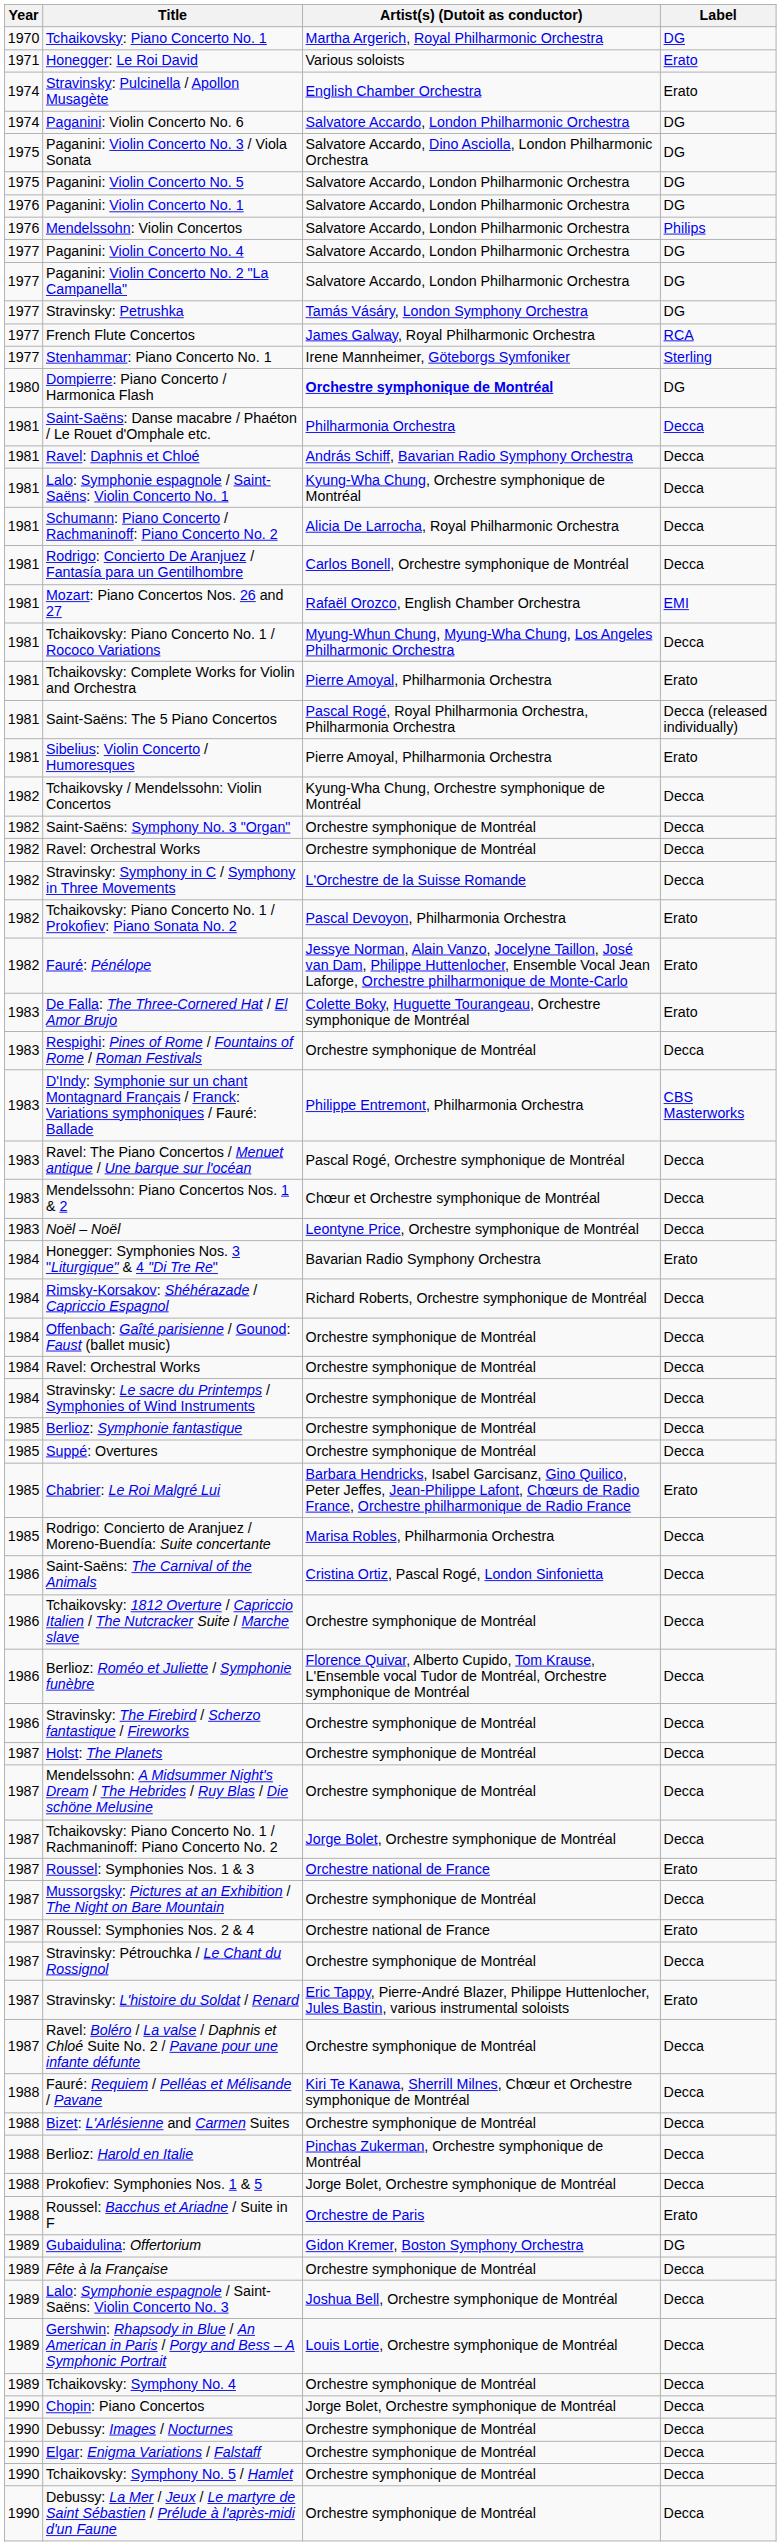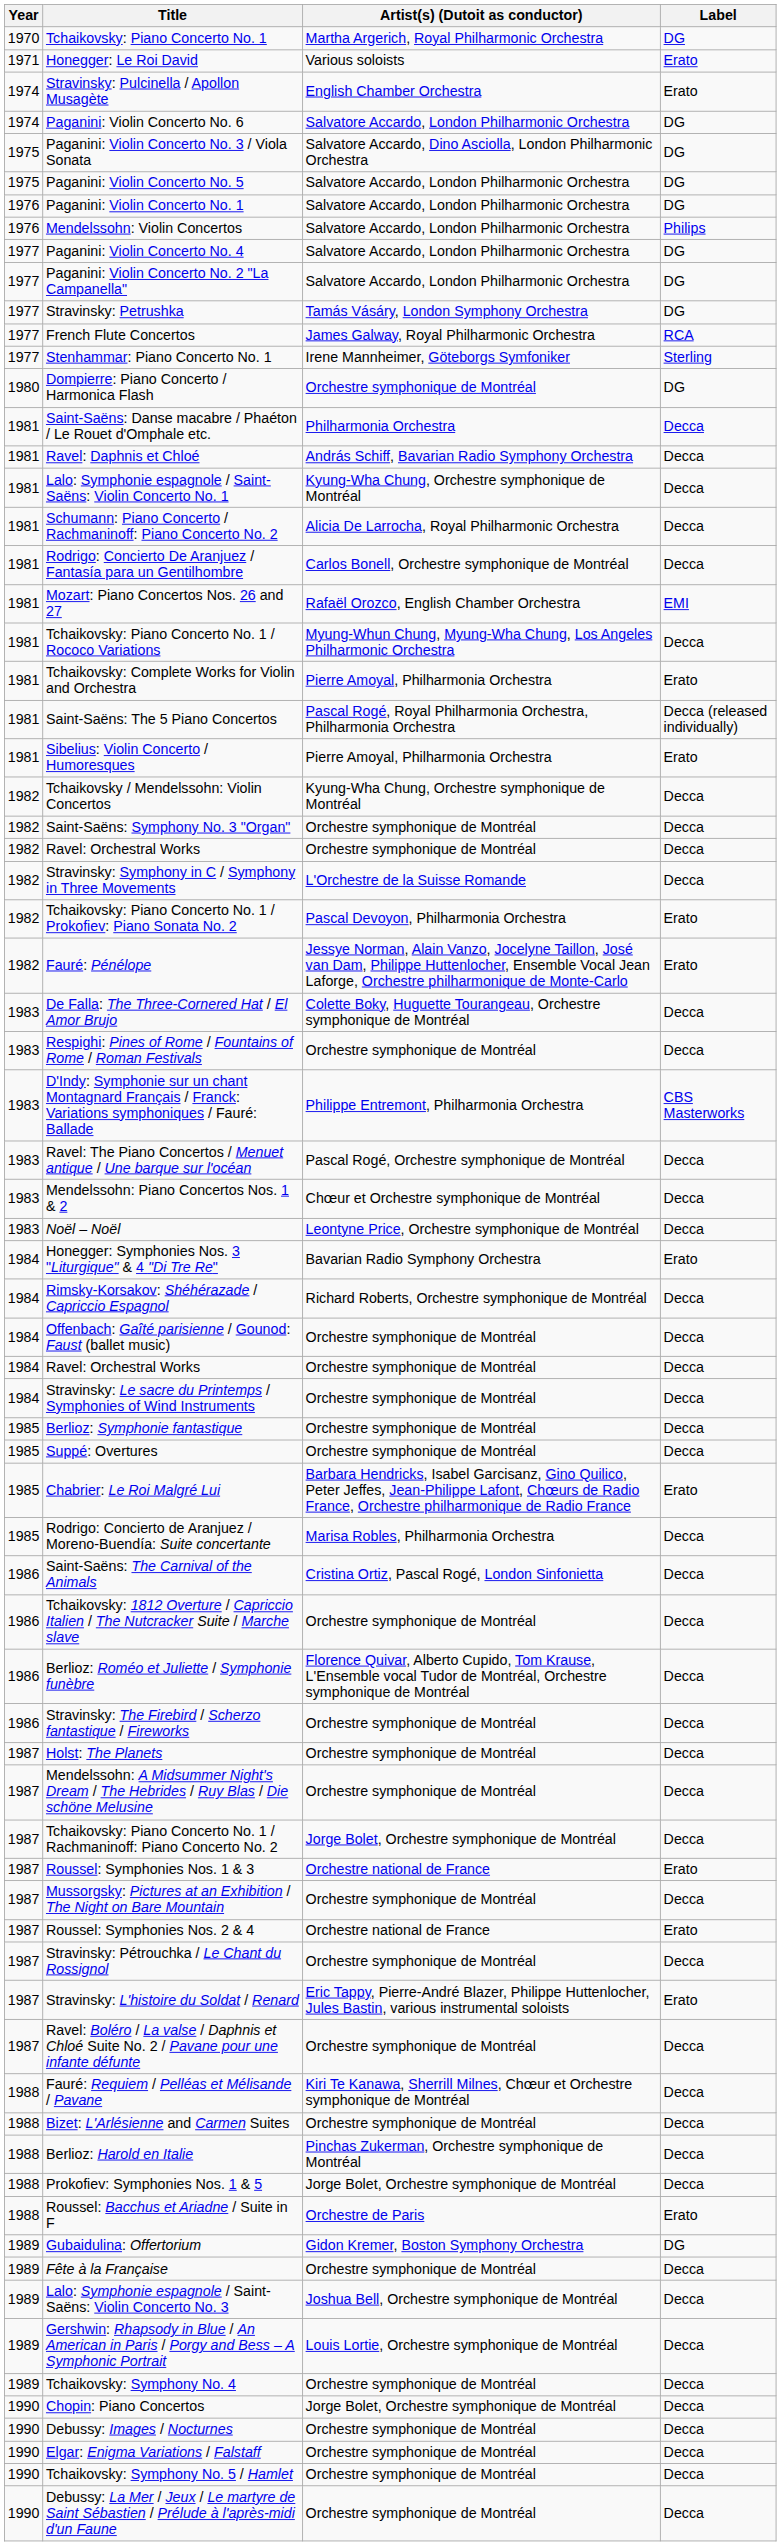(429, 388) bold -> (421, 388) normal
(681, 1012) Erato -> (684, 1012) Decca
